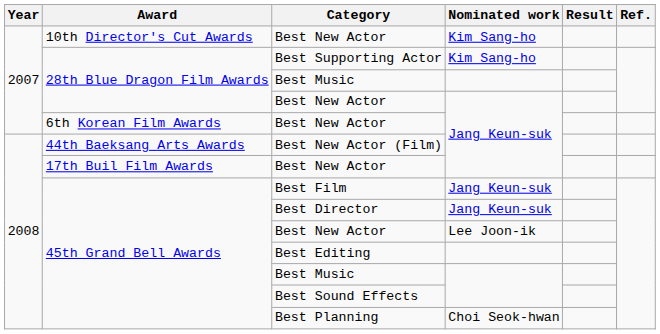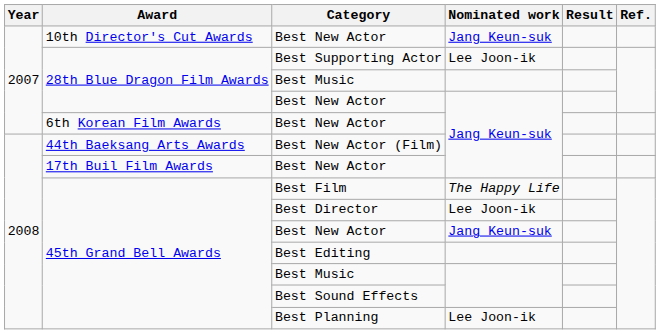(492, 37) Kim Sang-ho -> (500, 37) Jang Keun-suk
(492, 59) Kim Sang-ho -> (492, 59) Lee Joon-ik
(500, 188) Jang Keun-suk -> (504, 188) The Happy Life
(500, 210) Jang Keun-suk -> (492, 210) Lee Joon-ik
(492, 231) Lee Joon-ik -> (500, 231) Jang Keun-suk
(504, 318) Choi Seok-hwan -> (492, 318) Lee Joon-ik
